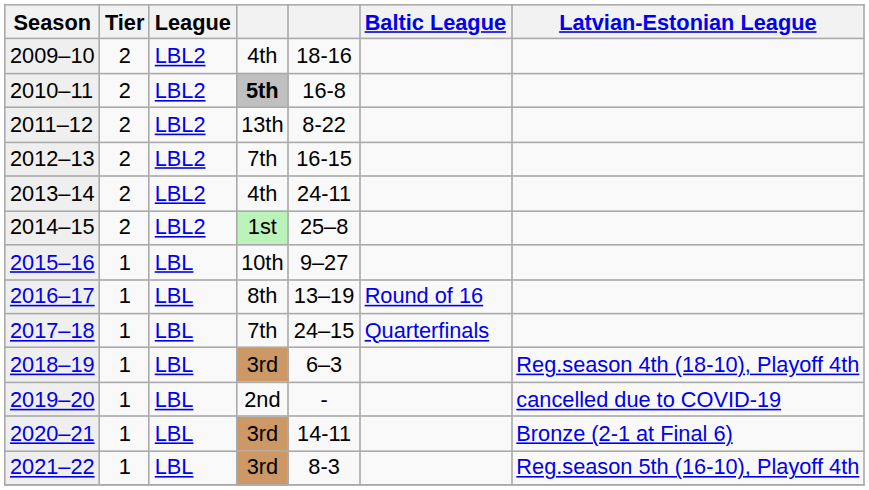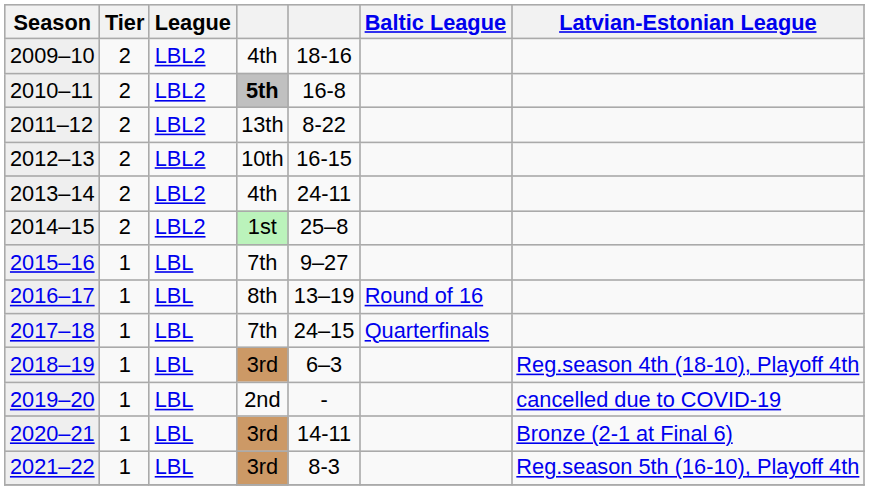(262, 159) 7th -> (262, 159) 10th
(262, 262) 10th -> (262, 262) 7th
